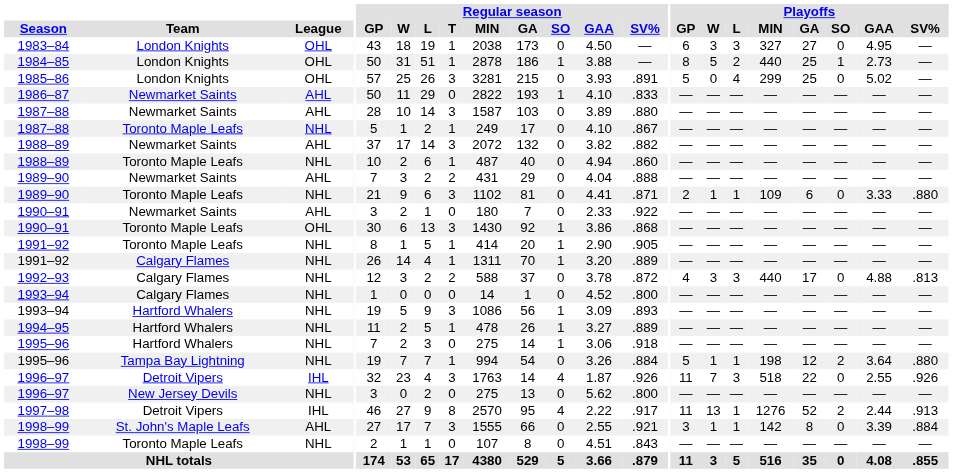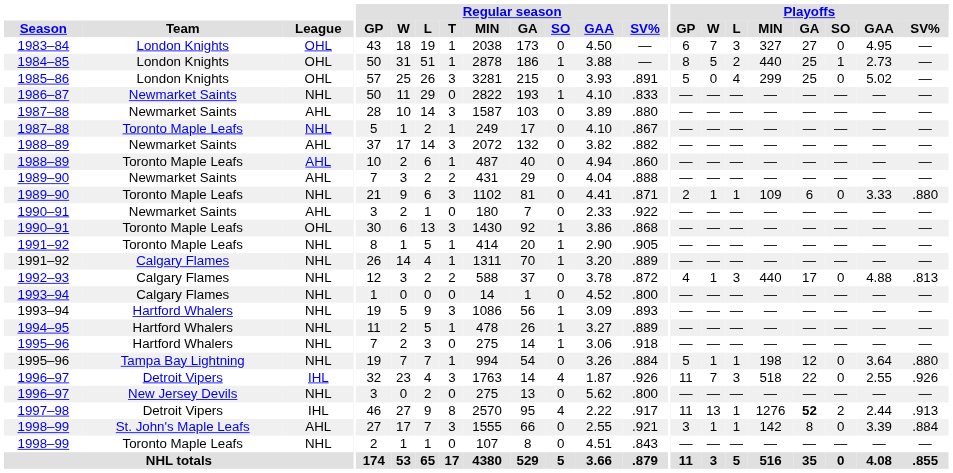(713, 45) 3 -> (713, 45) 7
(318, 95) AHL -> (318, 95) NHL
(318, 161) NHL -> (318, 161) AHL
(713, 277) 3 -> (713, 277) 1
(841, 360) 2 -> (841, 360) 0
(809, 410) normal -> (809, 410) bold
